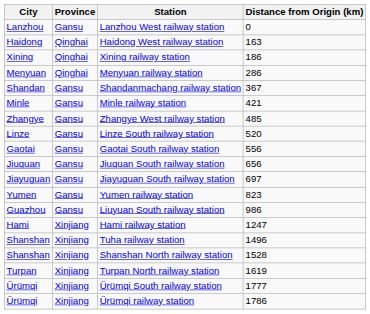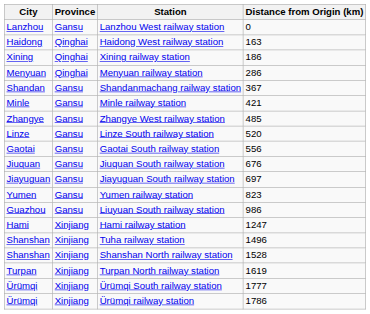(254, 164) 656 -> (254, 164) 676
